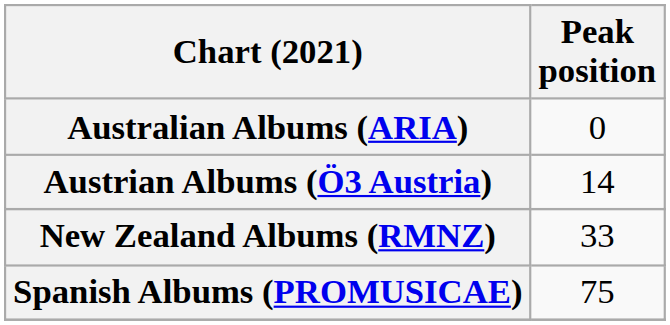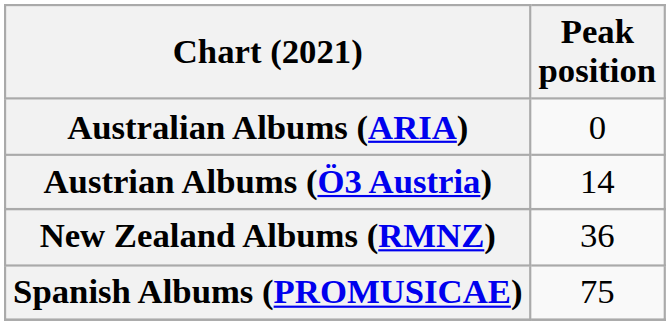(597, 236) 33 -> (597, 236) 36
